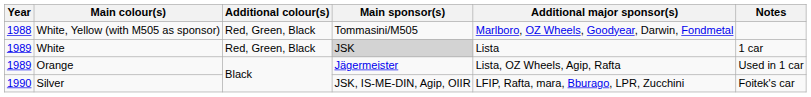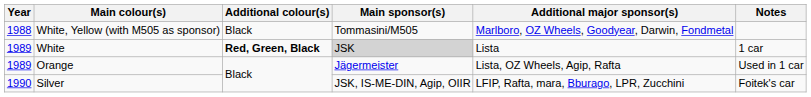(270, 30) Red, Green, Black -> (239, 30) Black
(270, 48) normal -> (272, 48) bold
